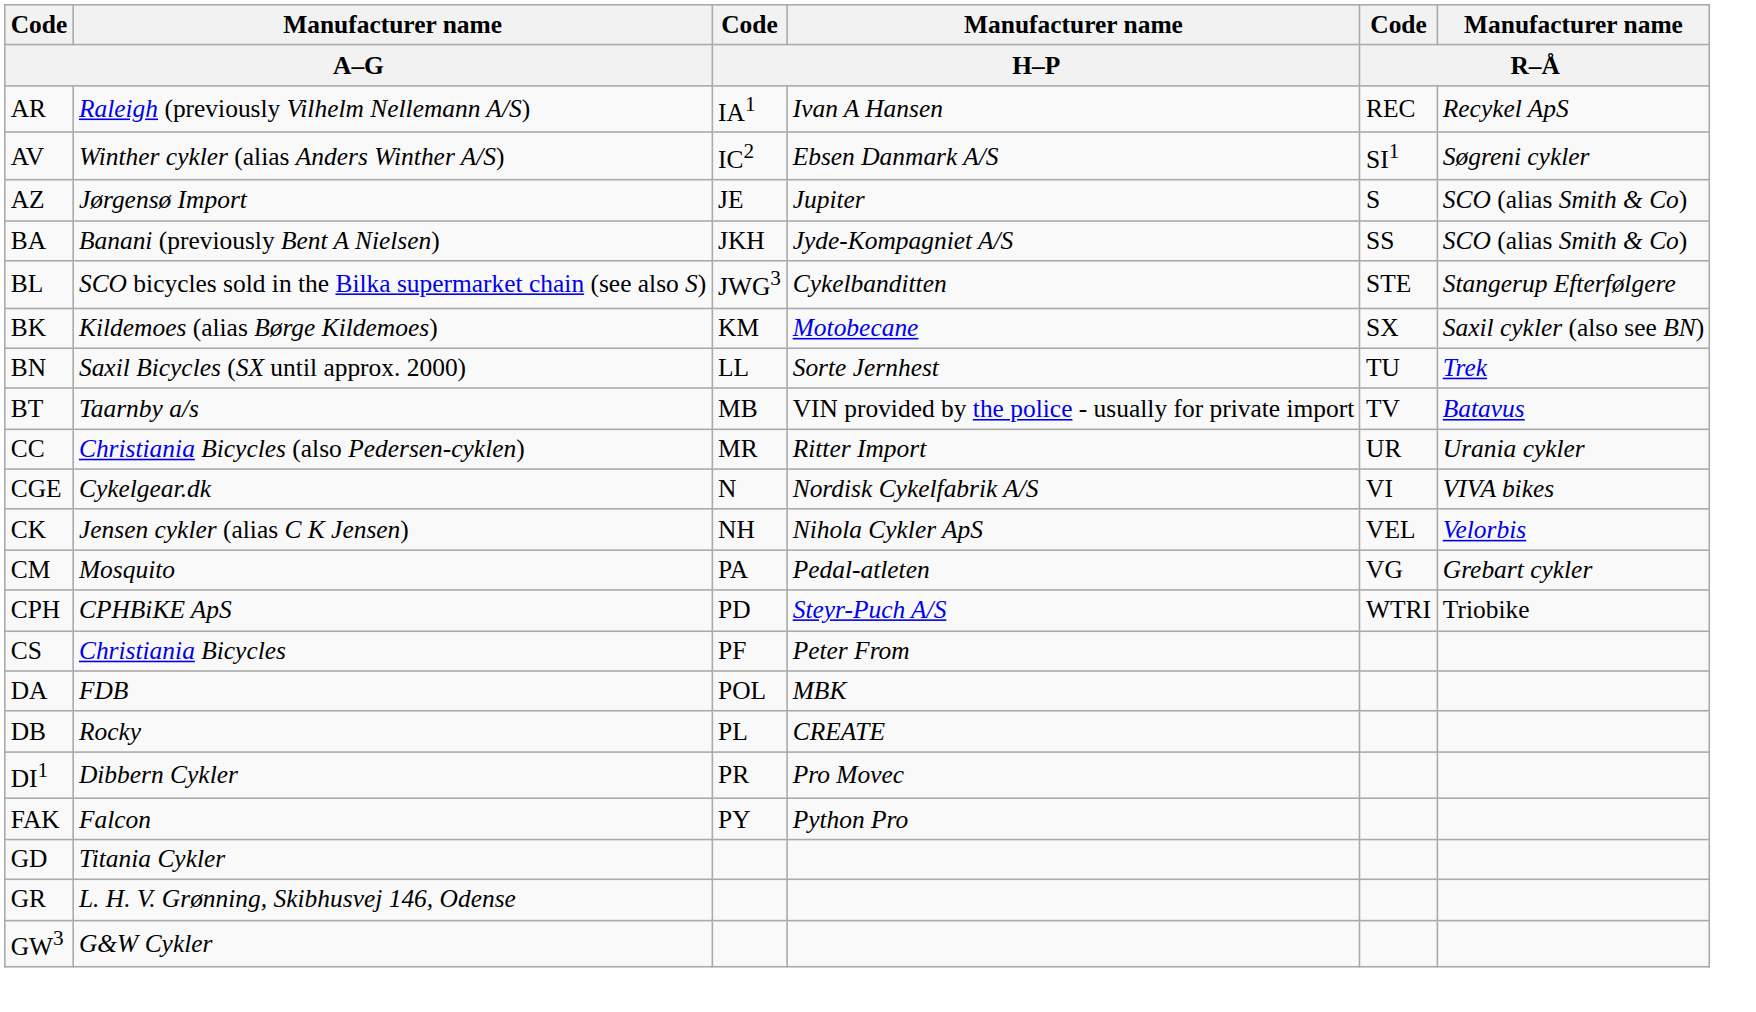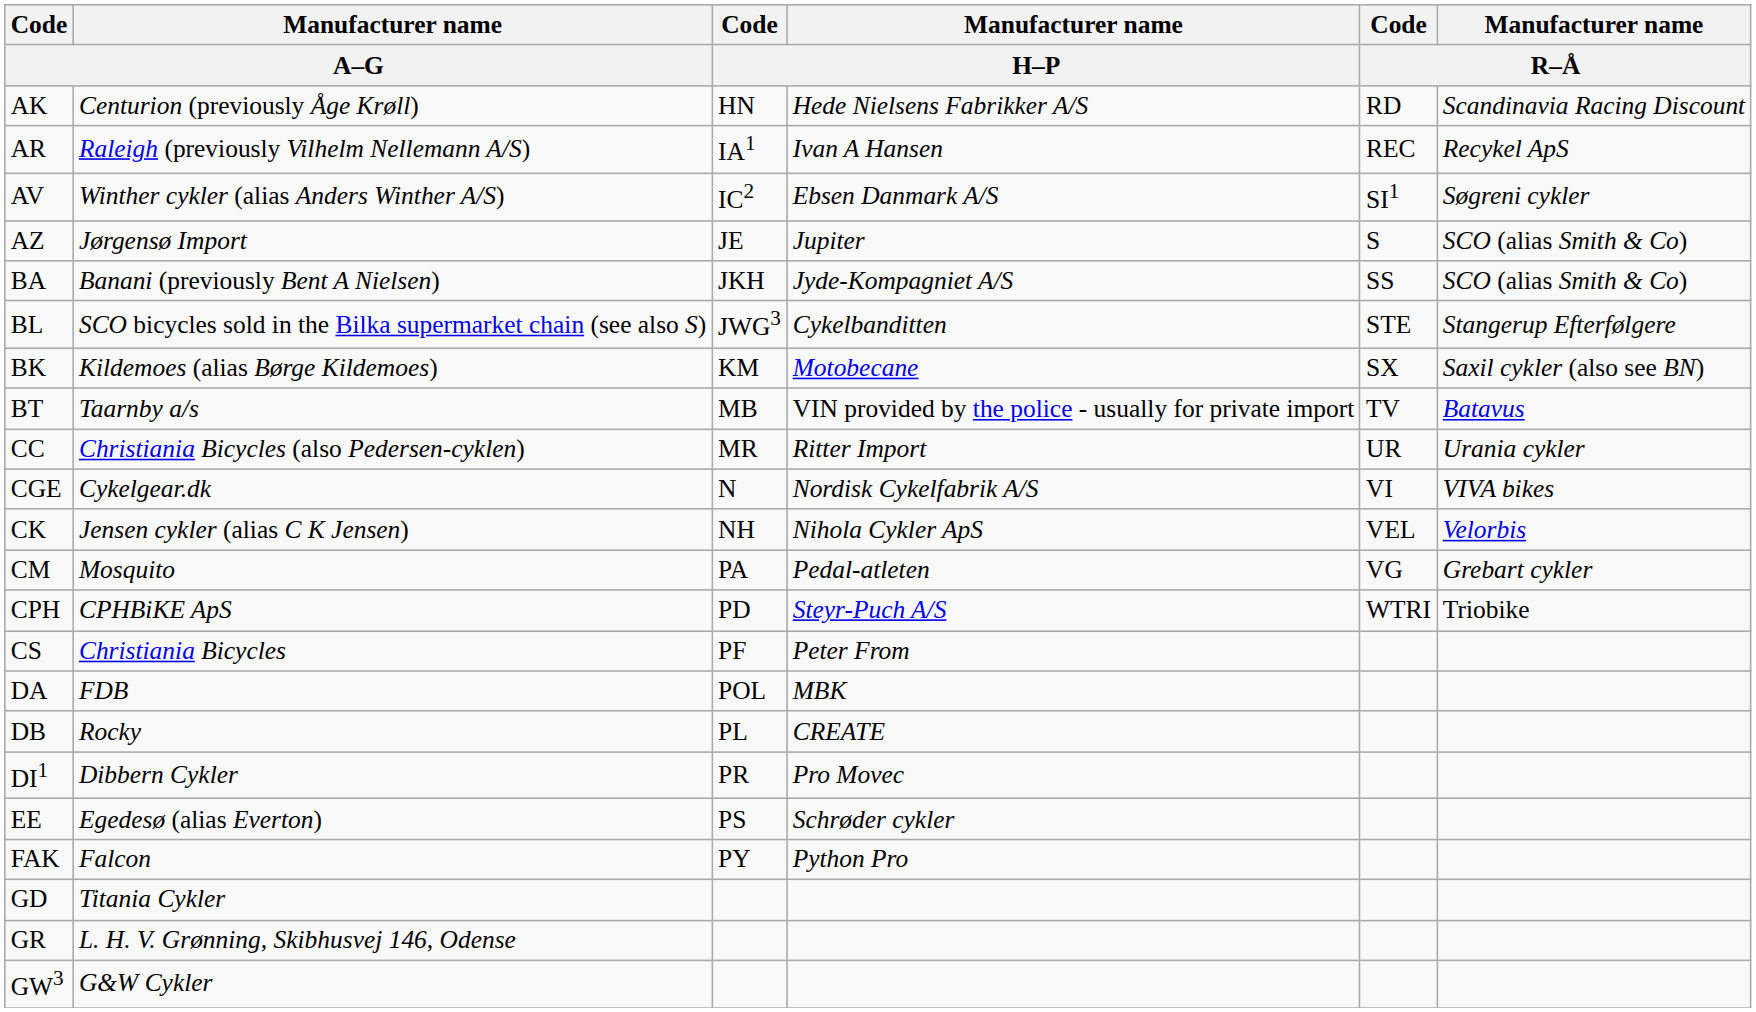+ row: (29, 105)
- row: (28, 368)
+ row: (26, 818)
